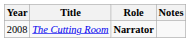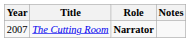(17, 29) 2008 -> (17, 29) 2007
